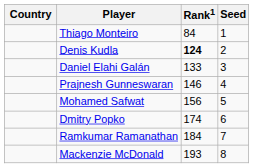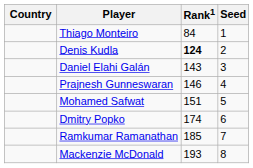(193, 67) 133 -> (193, 67) 143
(193, 102) 156 -> (193, 102) 151
(193, 136) 184 -> (193, 136) 185
